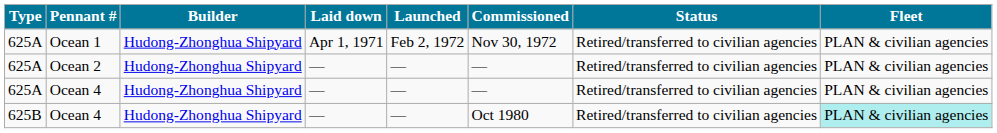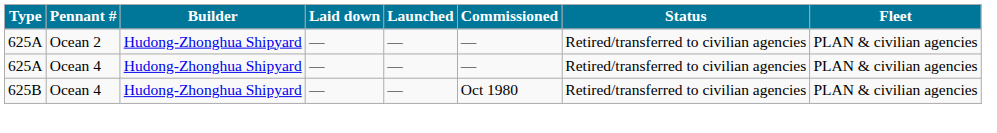- row: (25, 41)
(906, 115) paleturquoise background -> (896, 90) no background
